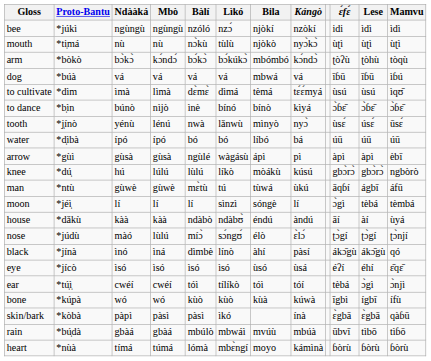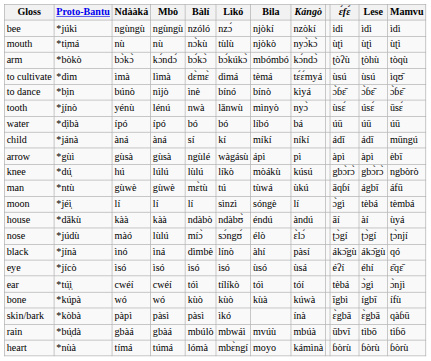- row: (14, 76)
+ row: (17, 140)
